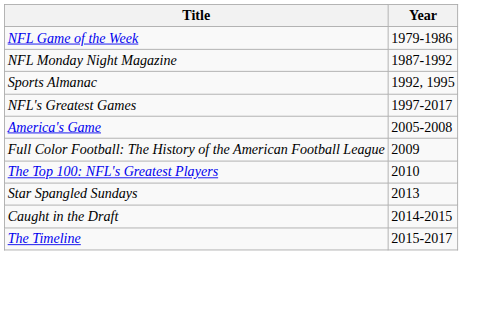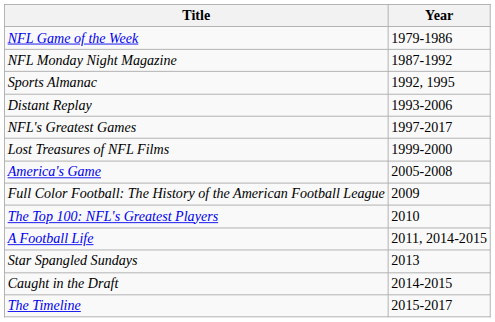+ row: (50, 104)
+ row: (88, 149)
+ row: (51, 238)
